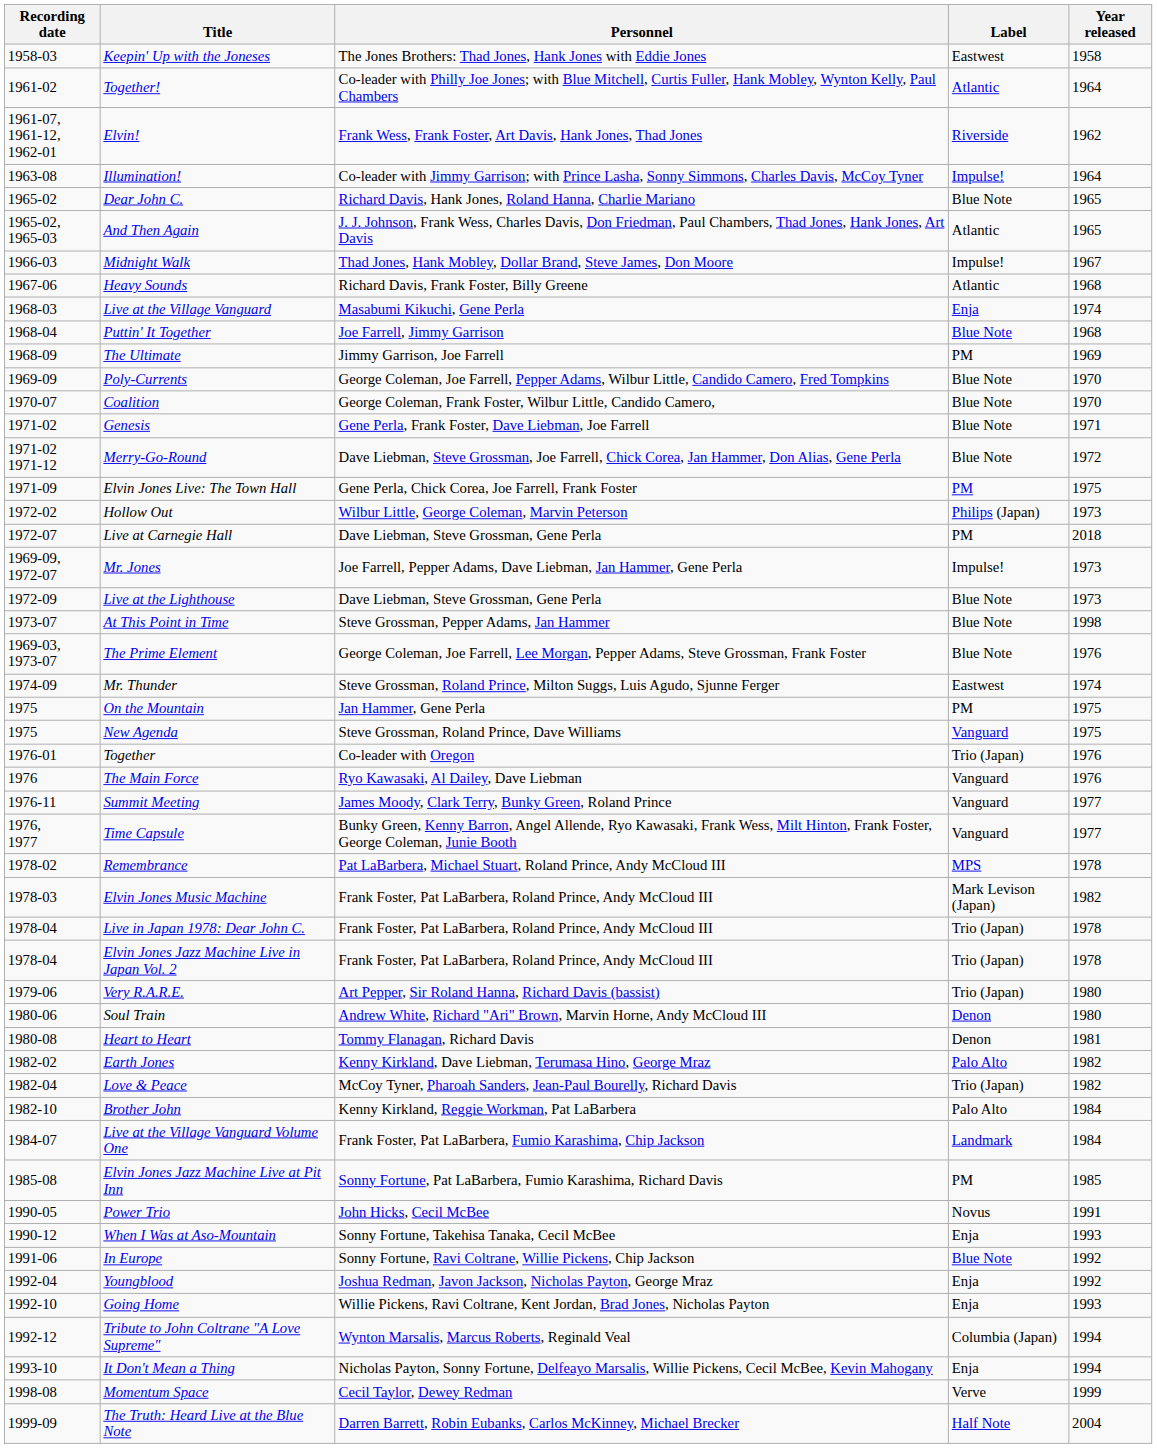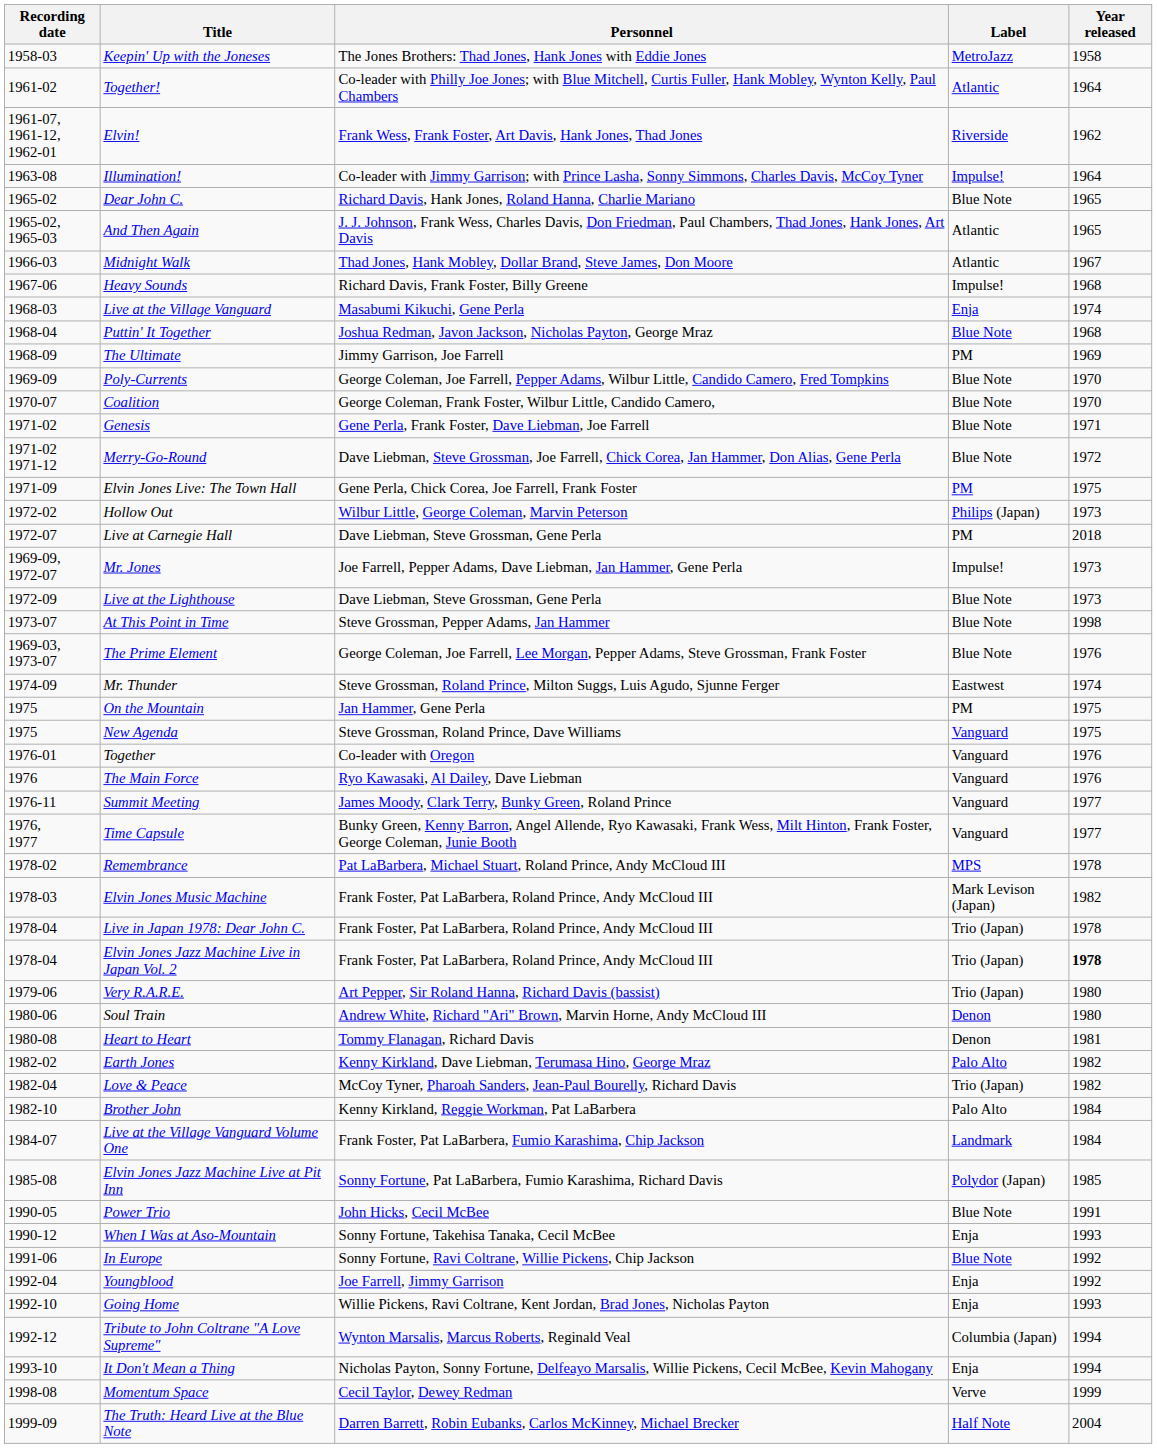(978, 56) Eastwest -> (982, 56) MetroJazz
(978, 262) Impulse! -> (975, 262) Atlantic
(976, 285) Atlantic -> (978, 285) Impulse!
(421, 332) Joe Farrell, Jimmy Garrison -> (526, 332) Joshua Redman, Javon Jackson, Nicholas Payton, George Mraz
(988, 755) Trio (Japan) -> (980, 755) Vanguard
(1087, 960) normal -> (1087, 960) bold
(962, 1180) PM -> (998, 1180) Polydor (Japan)
(971, 1211) Novus -> (982, 1211) Blue Note
(526, 1281) Joshua Redman, Javon Jackson, Nicholas Payton, George Mraz -> (421, 1281) Joe Farrell, Jimmy Garrison
